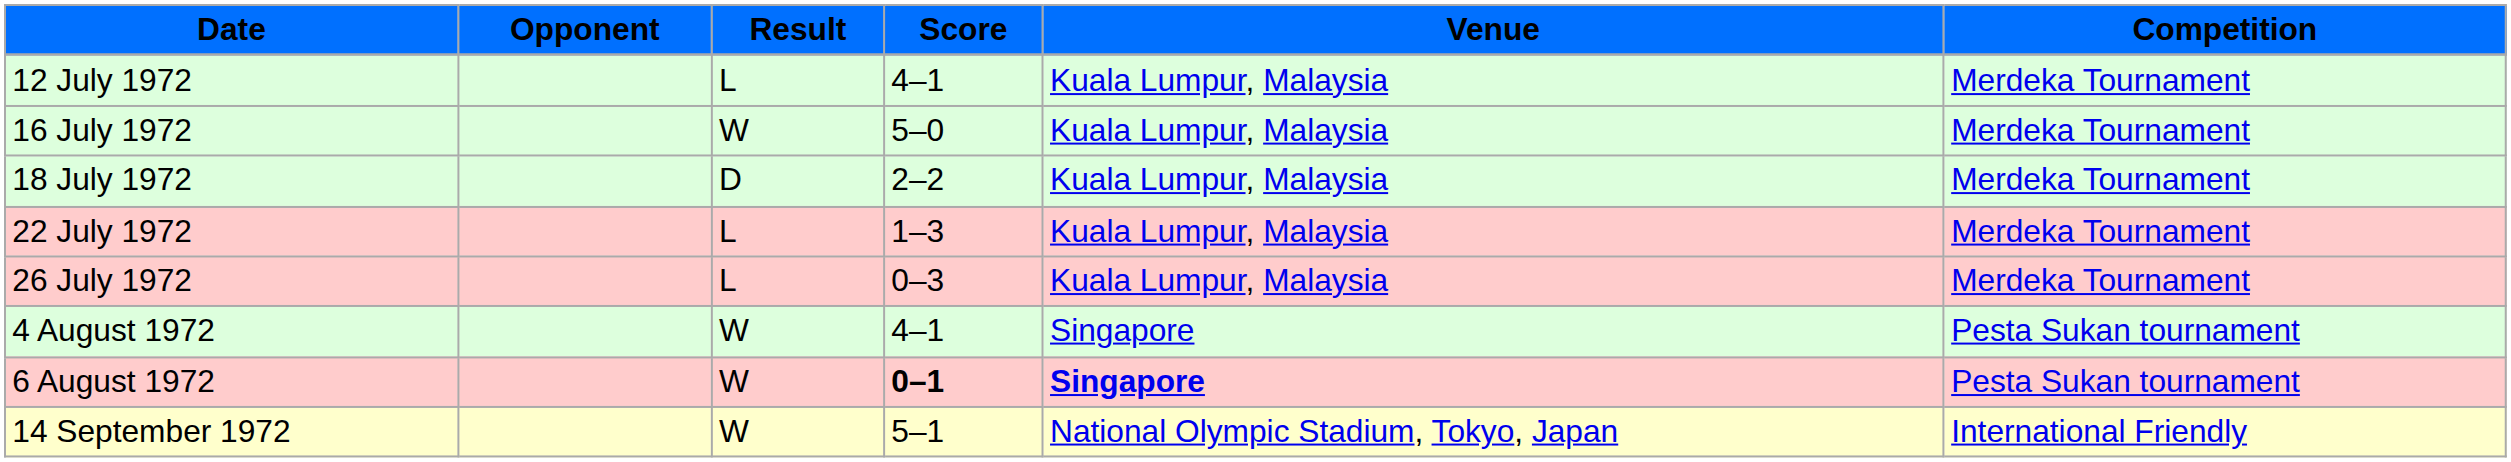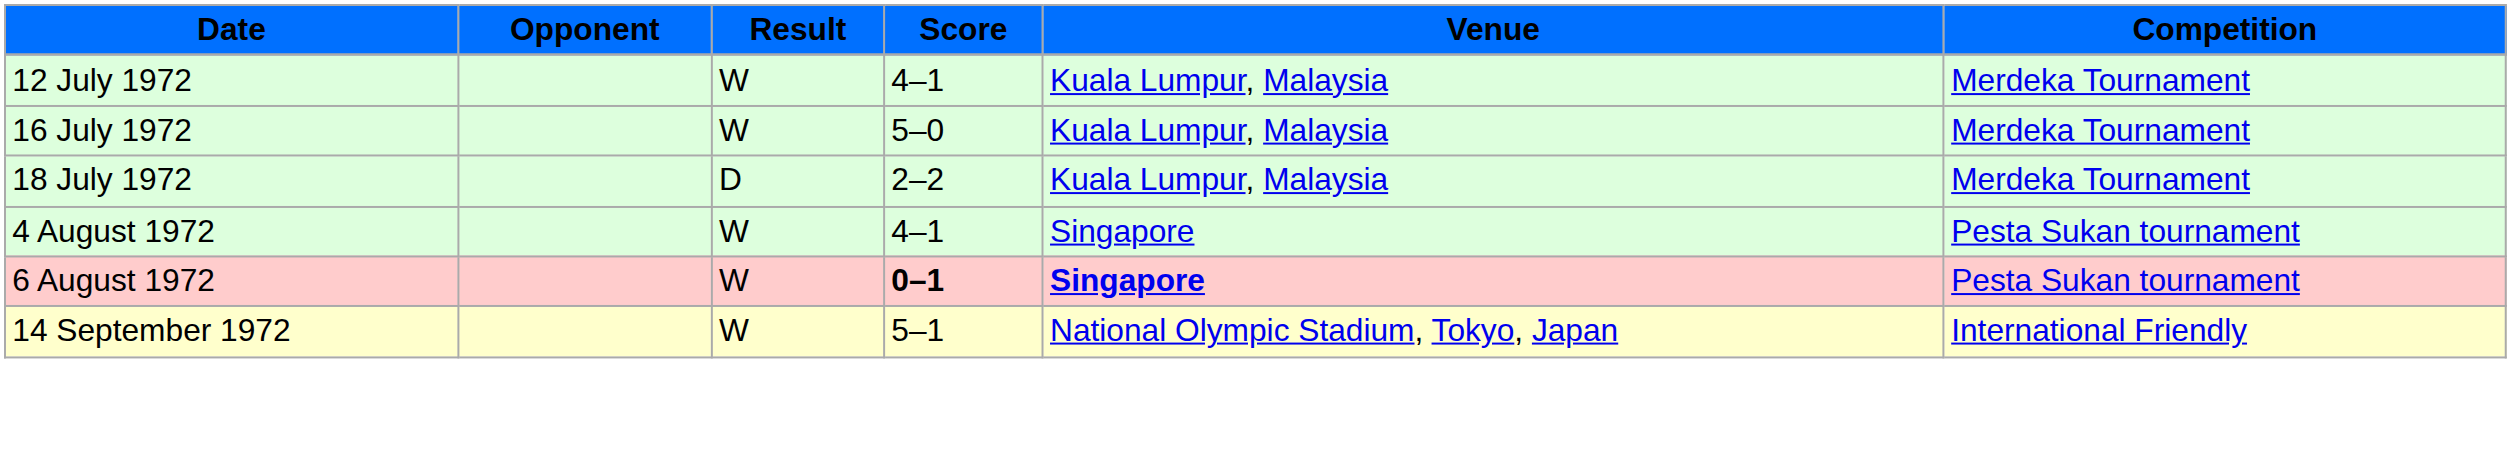(728, 79) L -> (734, 79) W
- row: (102, 230)
- row: (102, 280)
